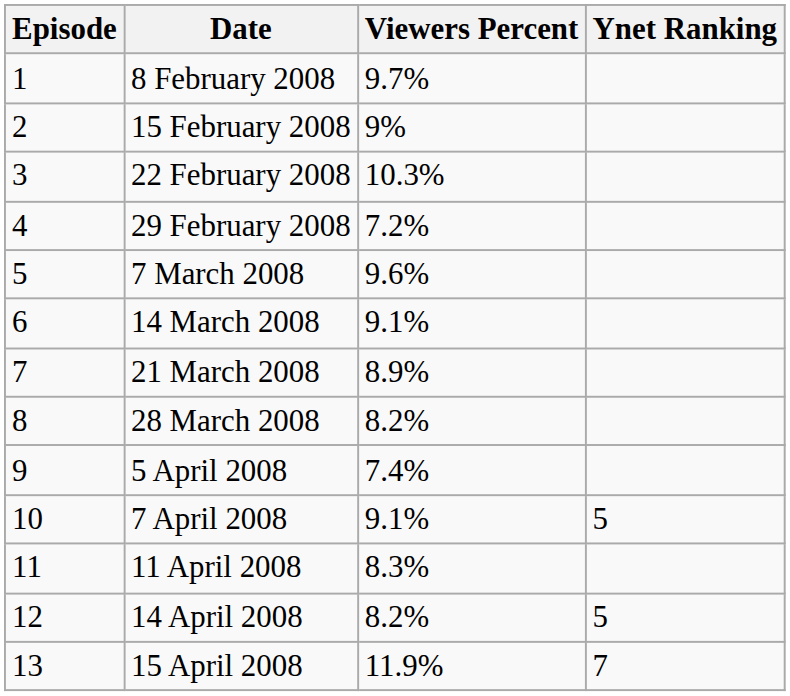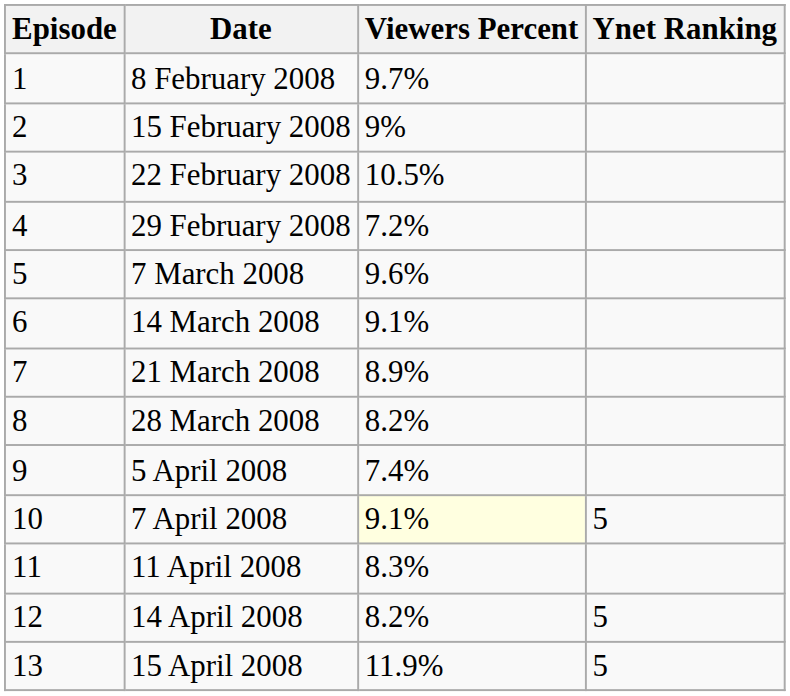(405, 175) 10.3% -> (405, 175) 10.5%
(397, 518) no background -> (397, 518) lightyellow background
(600, 665) 7 -> (600, 665) 5
